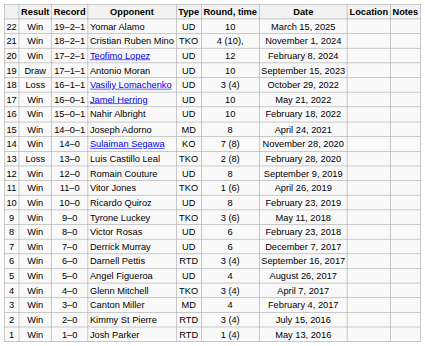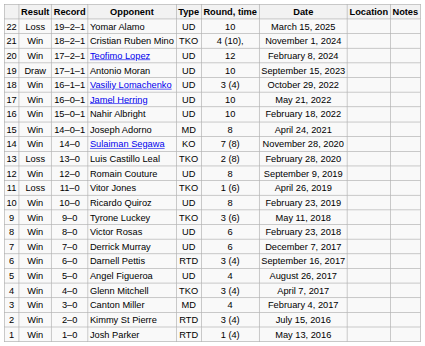(35, 27) Win -> (35, 27) Loss
(35, 85) Loss -> (35, 85) Win
(35, 188) Win -> (35, 188) Loss
